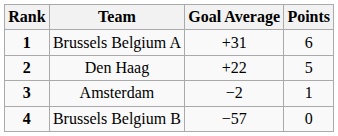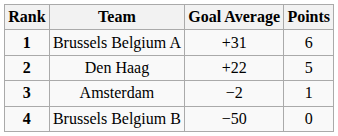(234, 118) −57 -> (234, 118) −50
